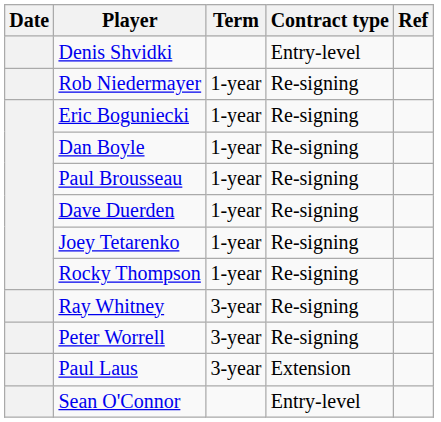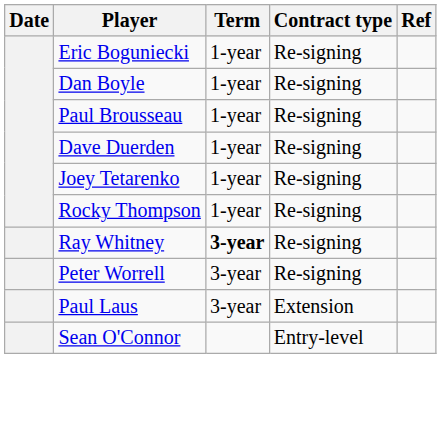- row: (115, 52)
- row: (130, 83)
(236, 305) normal -> (237, 242) bold
